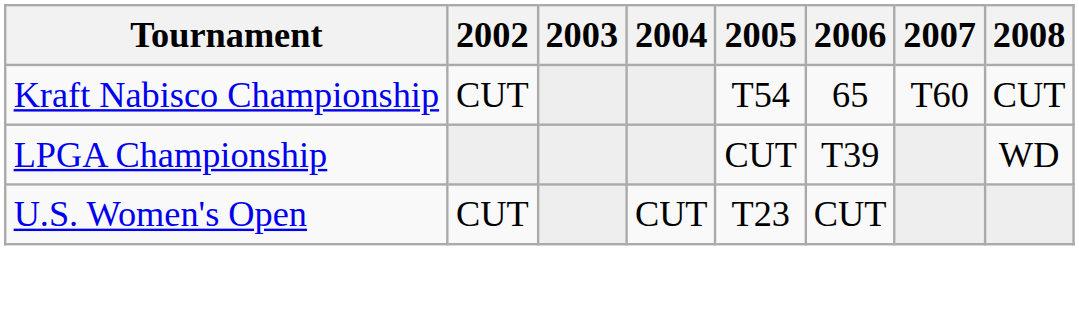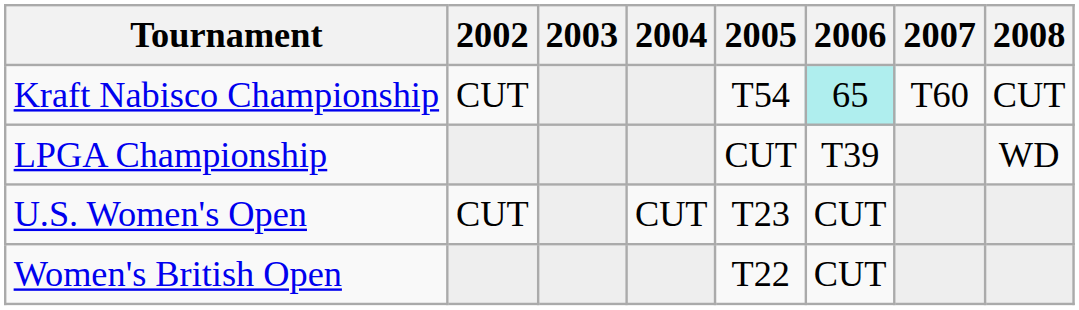(850, 94) no background -> (850, 94) paleturquoise background
+ row: (178, 274)
